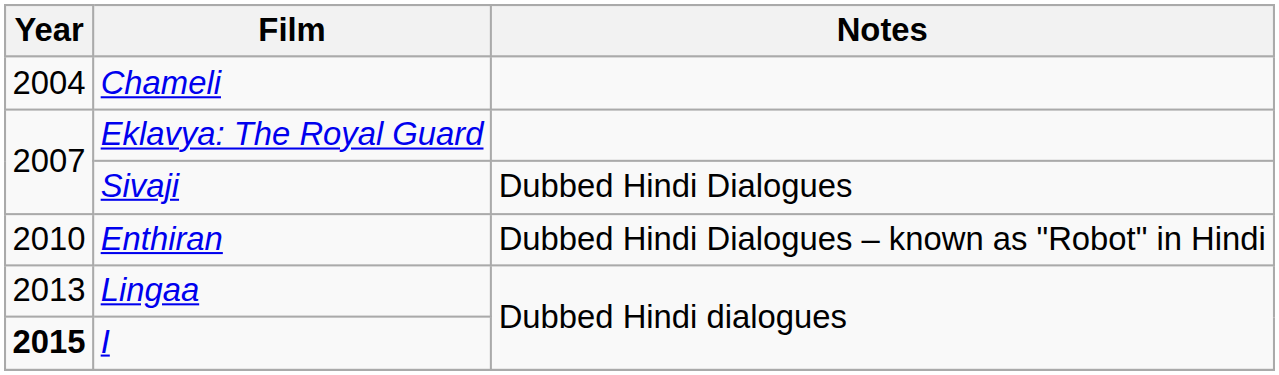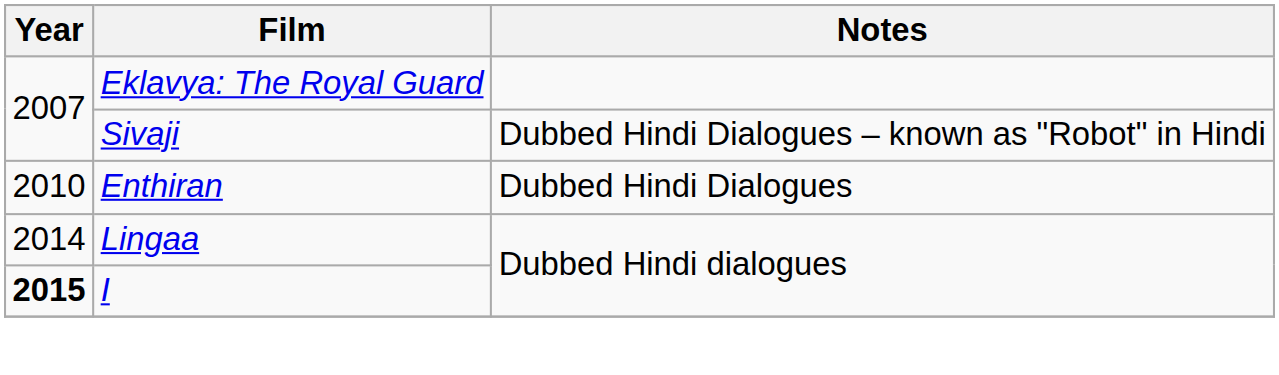- row: (161, 82)
(676, 186) Dubbed Hindi Dialogues -> (882, 134) Dubbed Hindi Dialogues – known as "Robot" in Hindi
(882, 238) Dubbed Hindi Dialogues – known as "Robot" in Hindi -> (676, 186) Dubbed Hindi Dialogues
(49, 290) 2013 -> (49, 238) 2014
